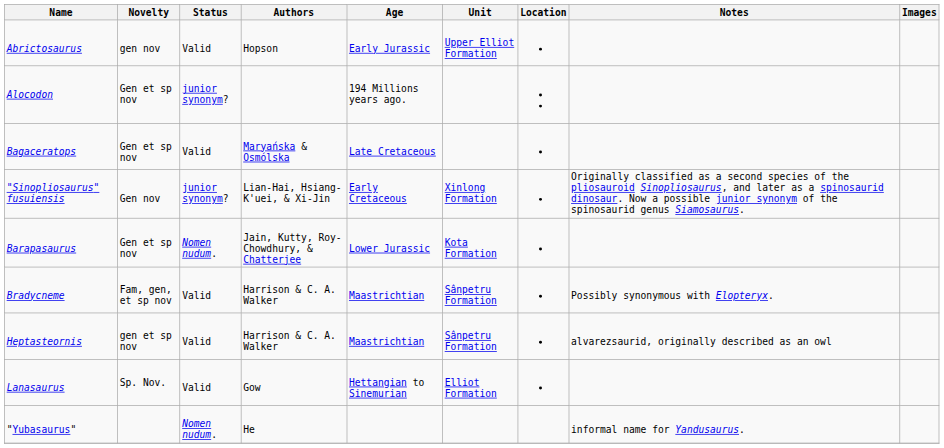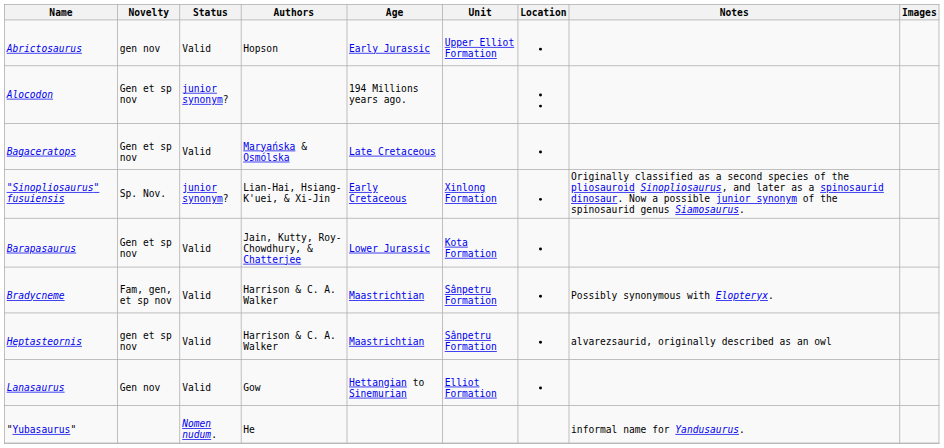(140, 199) Gen nov -> (143, 194) Sp. Nov.
(200, 248) Nomen nudum. -> (197, 248) Valid
(143, 382) Sp. Nov. -> (140, 388) Gen nov
